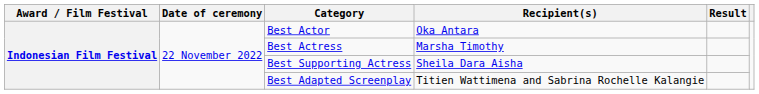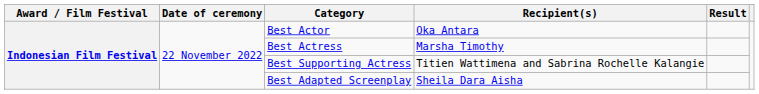(469, 64) Sheila Dara Aisha -> (560, 64) Titien Wattimena and Sabrina Rochelle Kalangie
(560, 81) Titien Wattimena and Sabrina Rochelle Kalangie -> (469, 81) Sheila Dara Aisha
